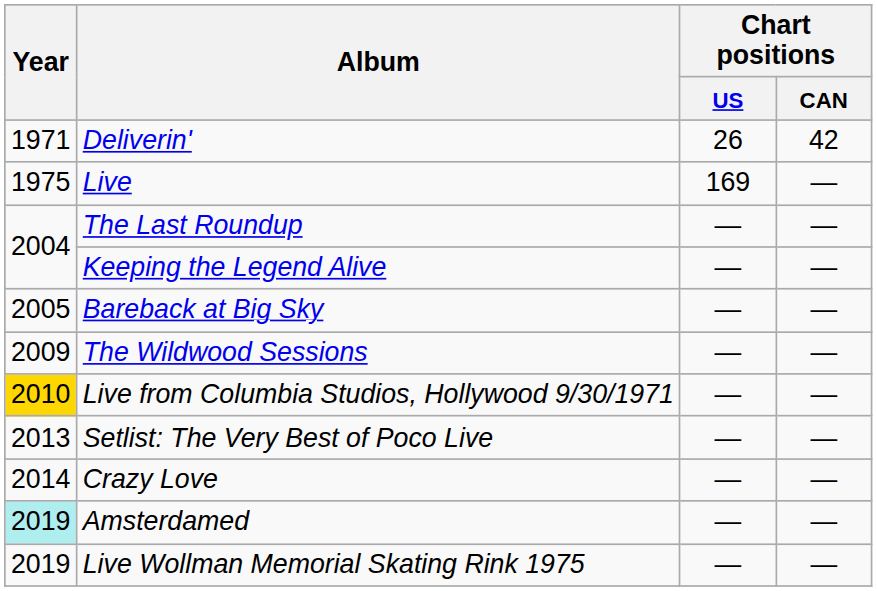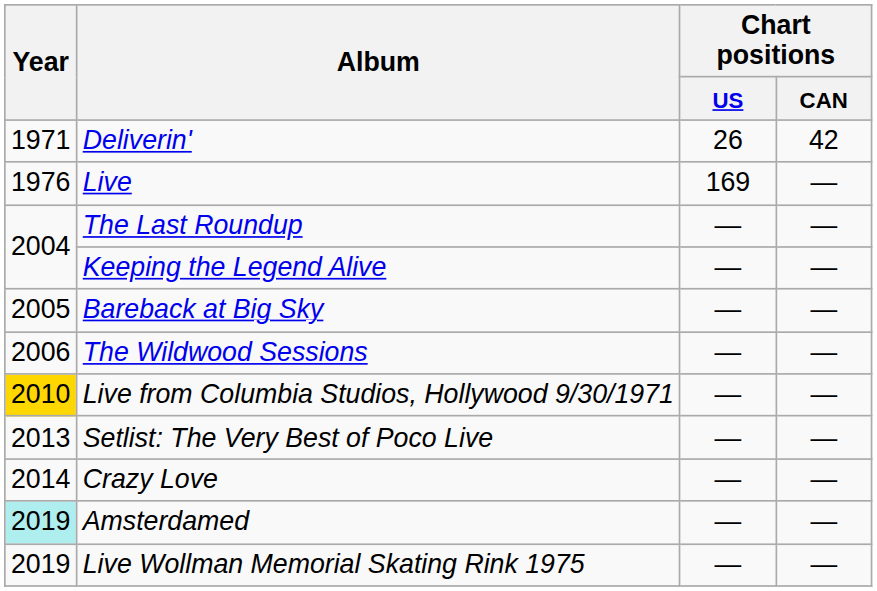(41, 182) 1975 -> (41, 182) 1976
(41, 352) 2009 -> (41, 352) 2006
